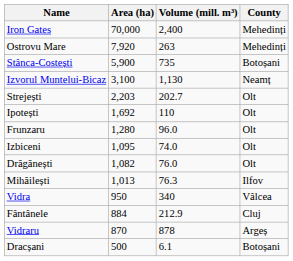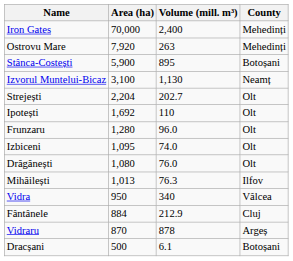(167, 63) 735 -> (167, 63) 895
(123, 96) 2,203 -> (123, 96) 2,204
(123, 163) 1,082 -> (123, 163) 1,080
